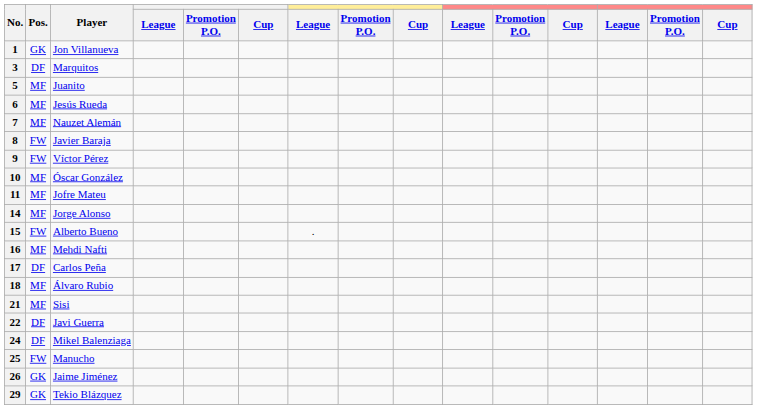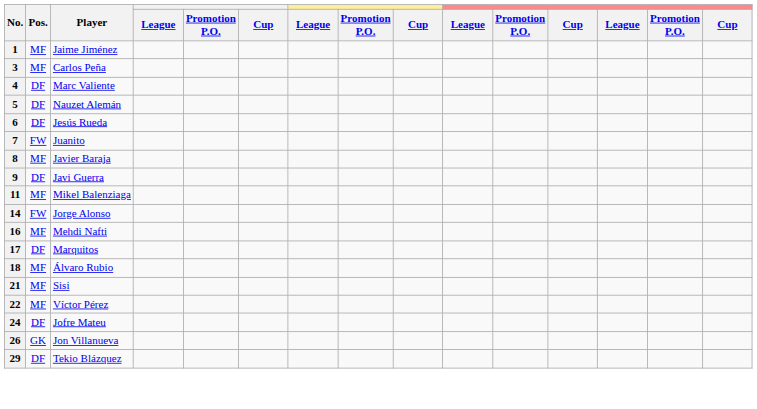(38, 49) GK -> (38, 49) MF
(86, 49) Jon Villanueva -> (85, 49) Jaime Jiménez
(38, 67) DF -> (38, 67) MF
(76, 67) Marquitos -> (79, 67) Carlos Peña
+ row: (15, 85)
(38, 85) MF -> (38, 104) DF
(69, 85) Juanito -> (87, 104) Nauzet Alemán
(38, 104) MF -> (38, 122) DF
(38, 122) MF -> (38, 140) FW
(87, 122) Nauzet Alemán -> (69, 140) Juanito
(38, 140) FW -> (38, 158) MF
(38, 158) FW -> (38, 176) DF
(81, 158) Víctor Pérez -> (78, 176) Javi Guerra
- row: (15, 176)
(79, 194) Jofre Mateu -> (92, 194) Mikel Balenziaga
(38, 213) MF -> (38, 213) FW
- row: (15, 231)
(79, 267) Carlos Peña -> (76, 249) Marquitos
(38, 322) DF -> (38, 303) MF
(78, 322) Javi Guerra -> (81, 303) Víctor Pérez
(92, 340) Mikel Balenziaga -> (79, 322) Jofre Mateu
- row: (15, 358)
(85, 376) Jaime Jiménez -> (86, 340) Jon Villanueva
(38, 394) GK -> (38, 358) DF
